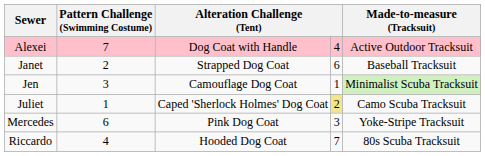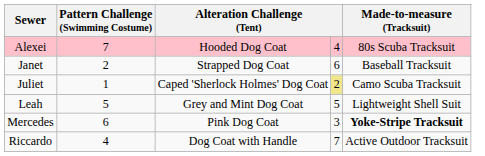(243, 46) Dog Coat with Handle -> (243, 46) Hooded Dog Coat
(412, 46) Active Outdoor Tracksuit -> (407, 46) 80s Scuba Tracksuit
- row: (30, 84)
+ row: (30, 103)
(412, 122) normal -> (407, 122) bold
(243, 141) Hooded Dog Coat -> (243, 141) Dog Coat with Handle
(412, 141) 80s Scuba Tracksuit -> (407, 141) Active Outdoor Tracksuit
